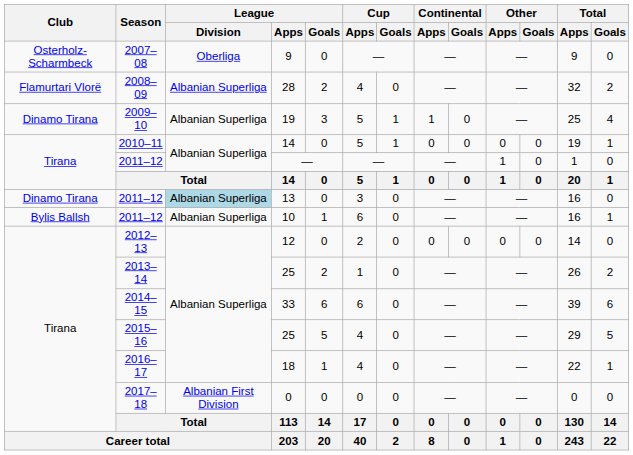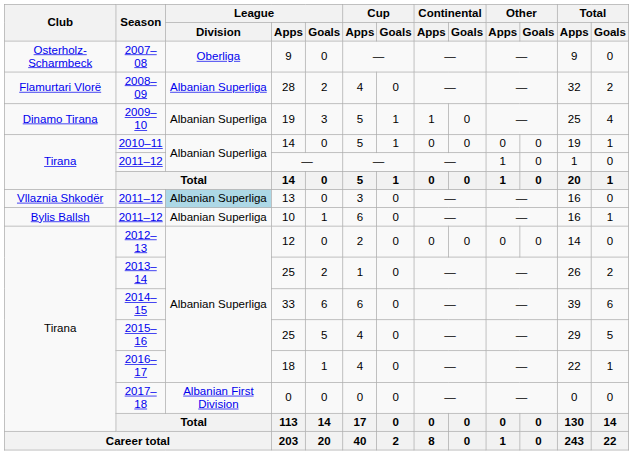(60, 198) Dinamo Tirana -> (60, 198) Vllaznia Shkodër
